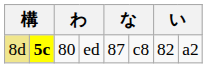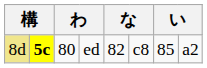(116, 48) 87 -> (116, 48) 82
(166, 48) 82 -> (166, 48) 85
